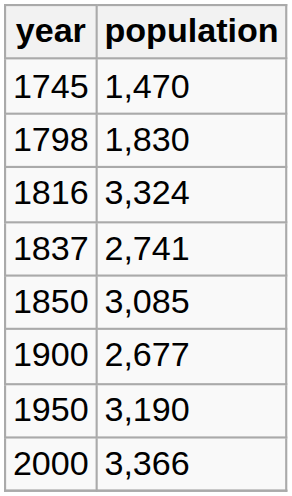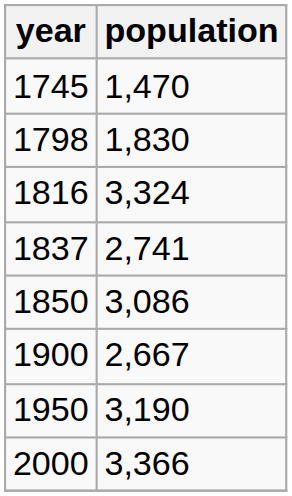(147, 301) 3,085 -> (147, 301) 3,086
(147, 355) 2,677 -> (147, 355) 2,667
